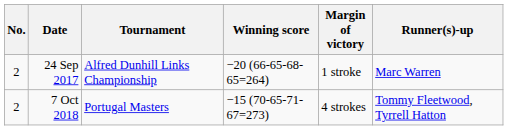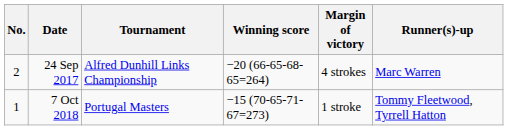(341, 72) 1 stroke -> (344, 72) 4 strokes
(16, 107) 2 -> (16, 107) 1
(344, 107) 4 strokes -> (341, 107) 1 stroke
